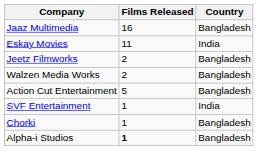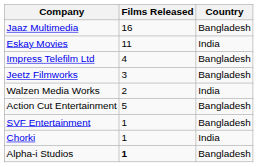+ row: (51, 59)
(124, 59) 2 -> (124, 75) 3
(224, 75) Bangladesh -> (209, 91) India
(209, 106) India -> (224, 122) Bangladesh
(224, 122) Bangladesh -> (209, 138) India
